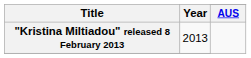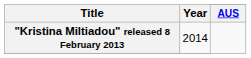(195, 37) 2013 -> (195, 37) 2014
